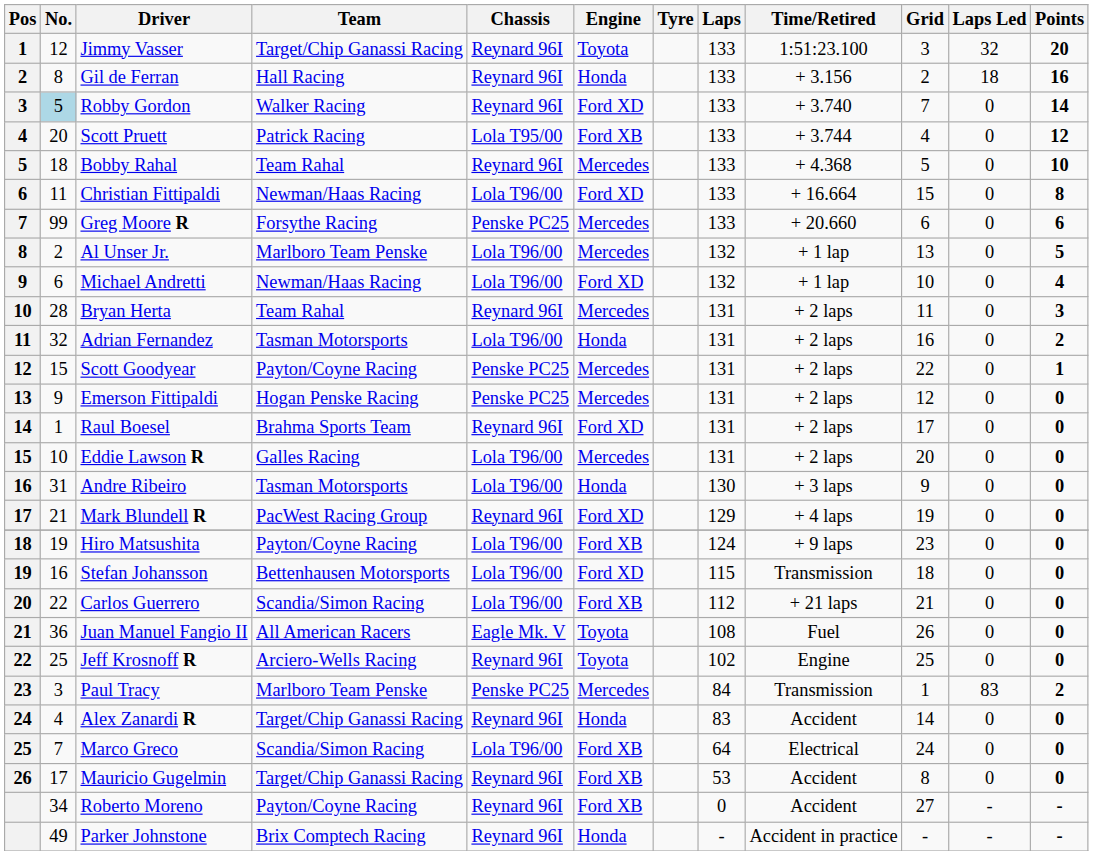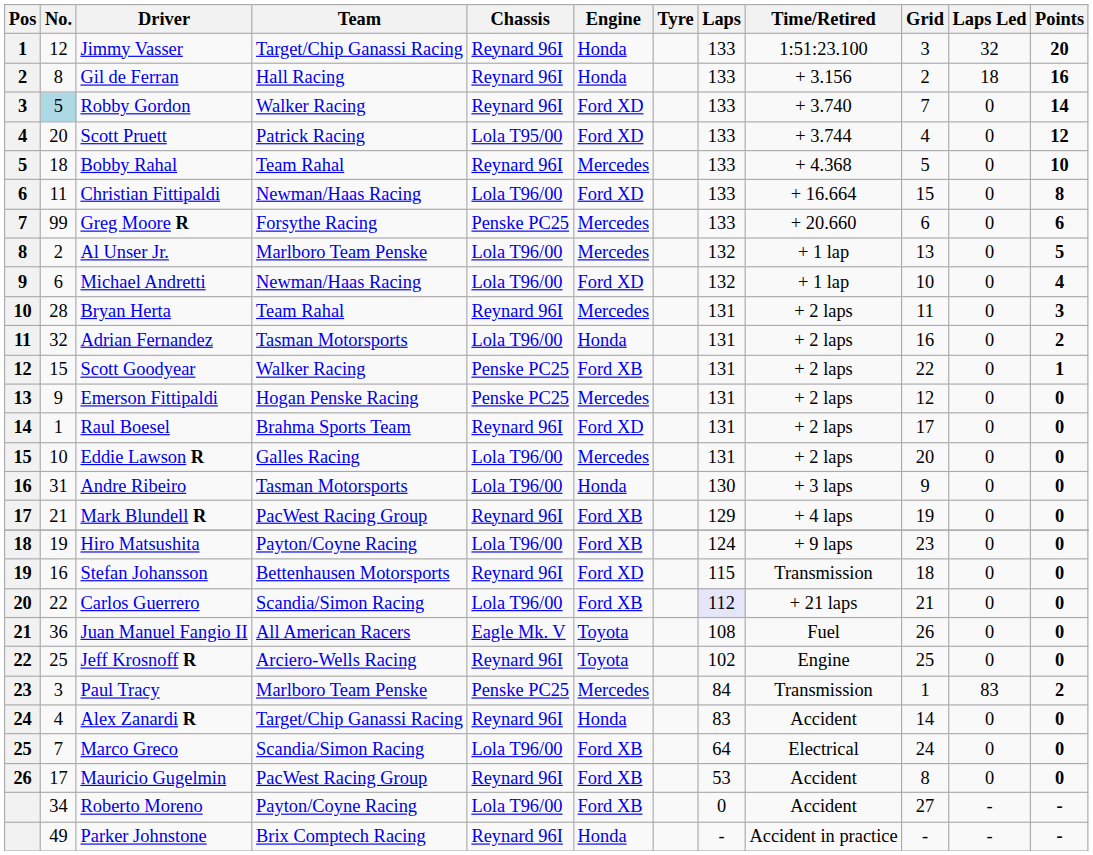(603, 48) Toyota -> (602, 48) Honda
(610, 135) Ford XB -> (611, 135) Ford XD
(337, 369) Payton/Coyne Racing -> (311, 369) Walker Racing
(613, 369) Mercedes -> (610, 369) Ford XB
(611, 515) Ford XD -> (610, 515) Ford XB
(517, 573) Lola T96/00 -> (517, 573) Reynard 96I
(722, 602) no background -> (722, 602) lavender background
(360, 777) Target/Chip Ganassi Racing -> (342, 777) PacWest Racing Group
(517, 806) Reynard 96I -> (517, 806) Lola T96/00
